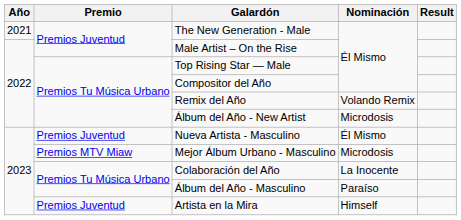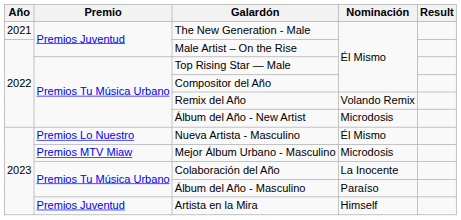(81, 135) Premios Juventud -> (85, 135) Premios Lo Nuestro
